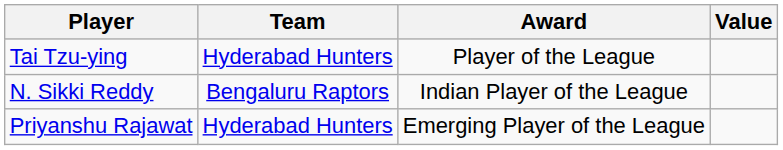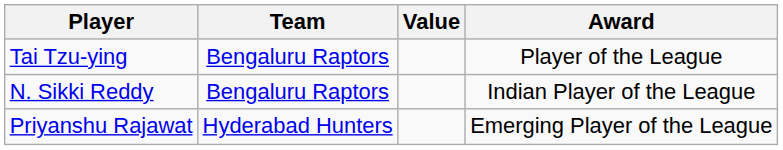columns swapped: (554, 21) <-> (744, 21)
(298, 56) Hyderabad Hunters -> (298, 56) Bengaluru Raptors
